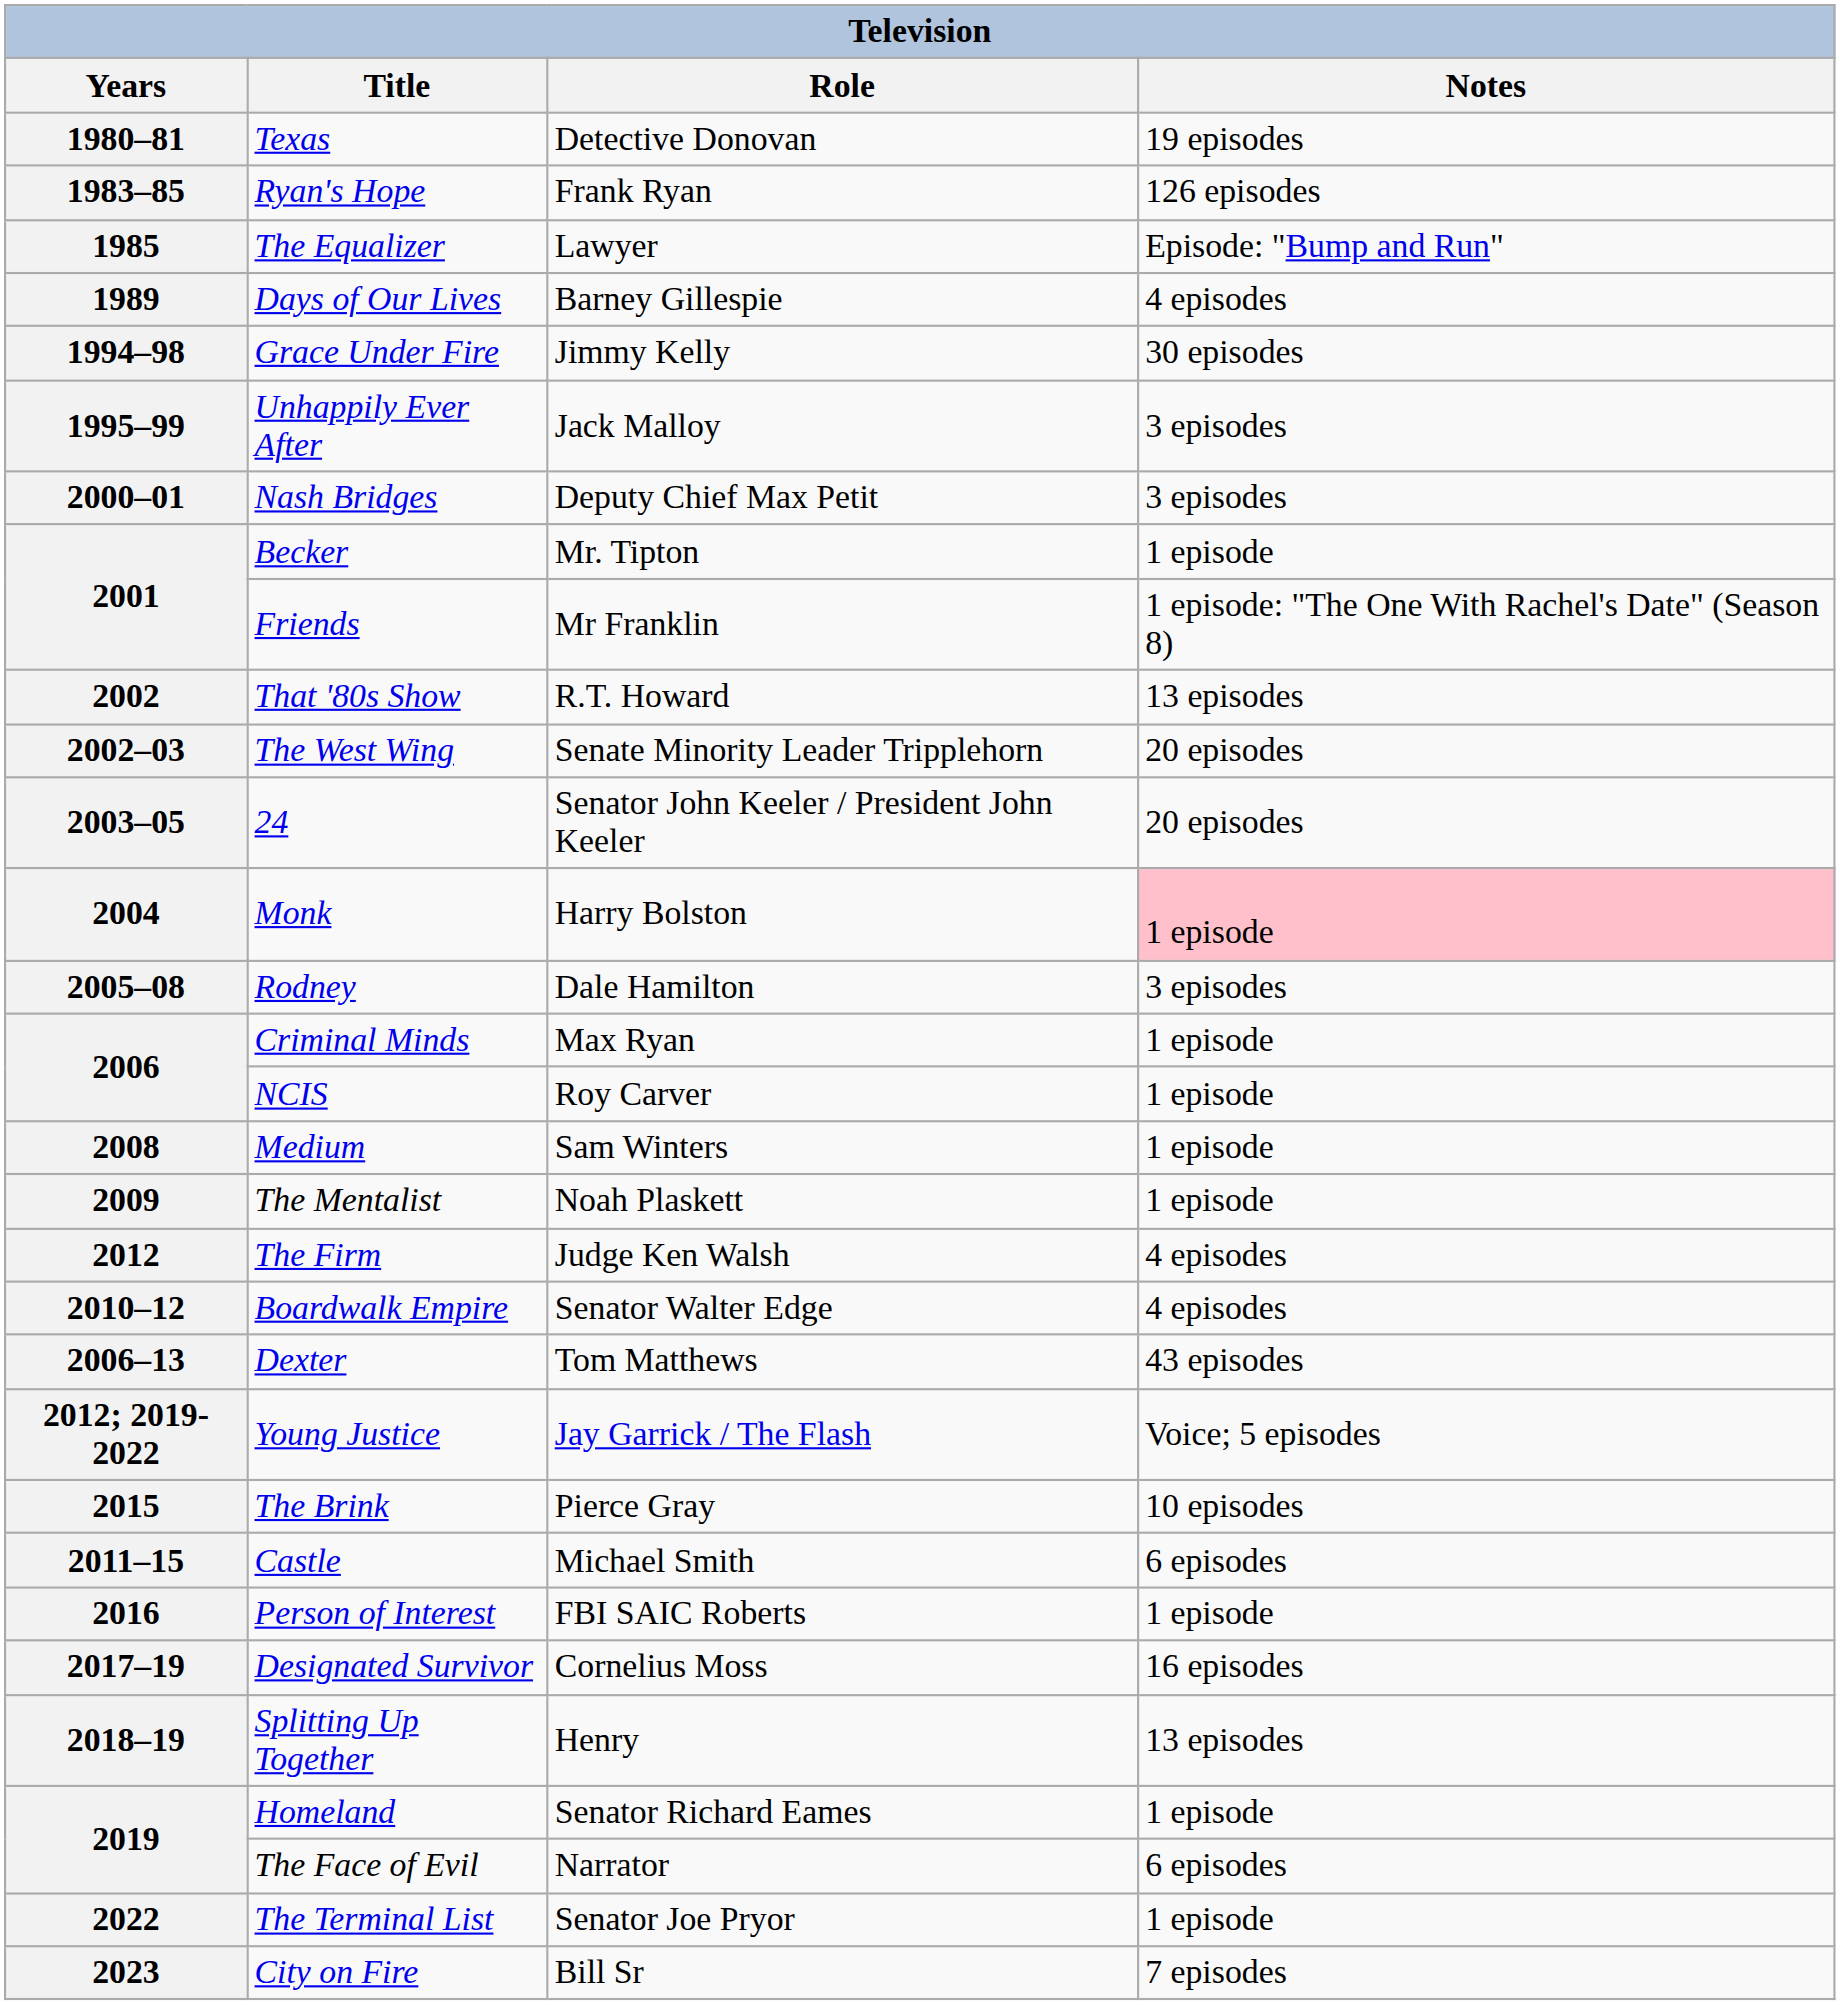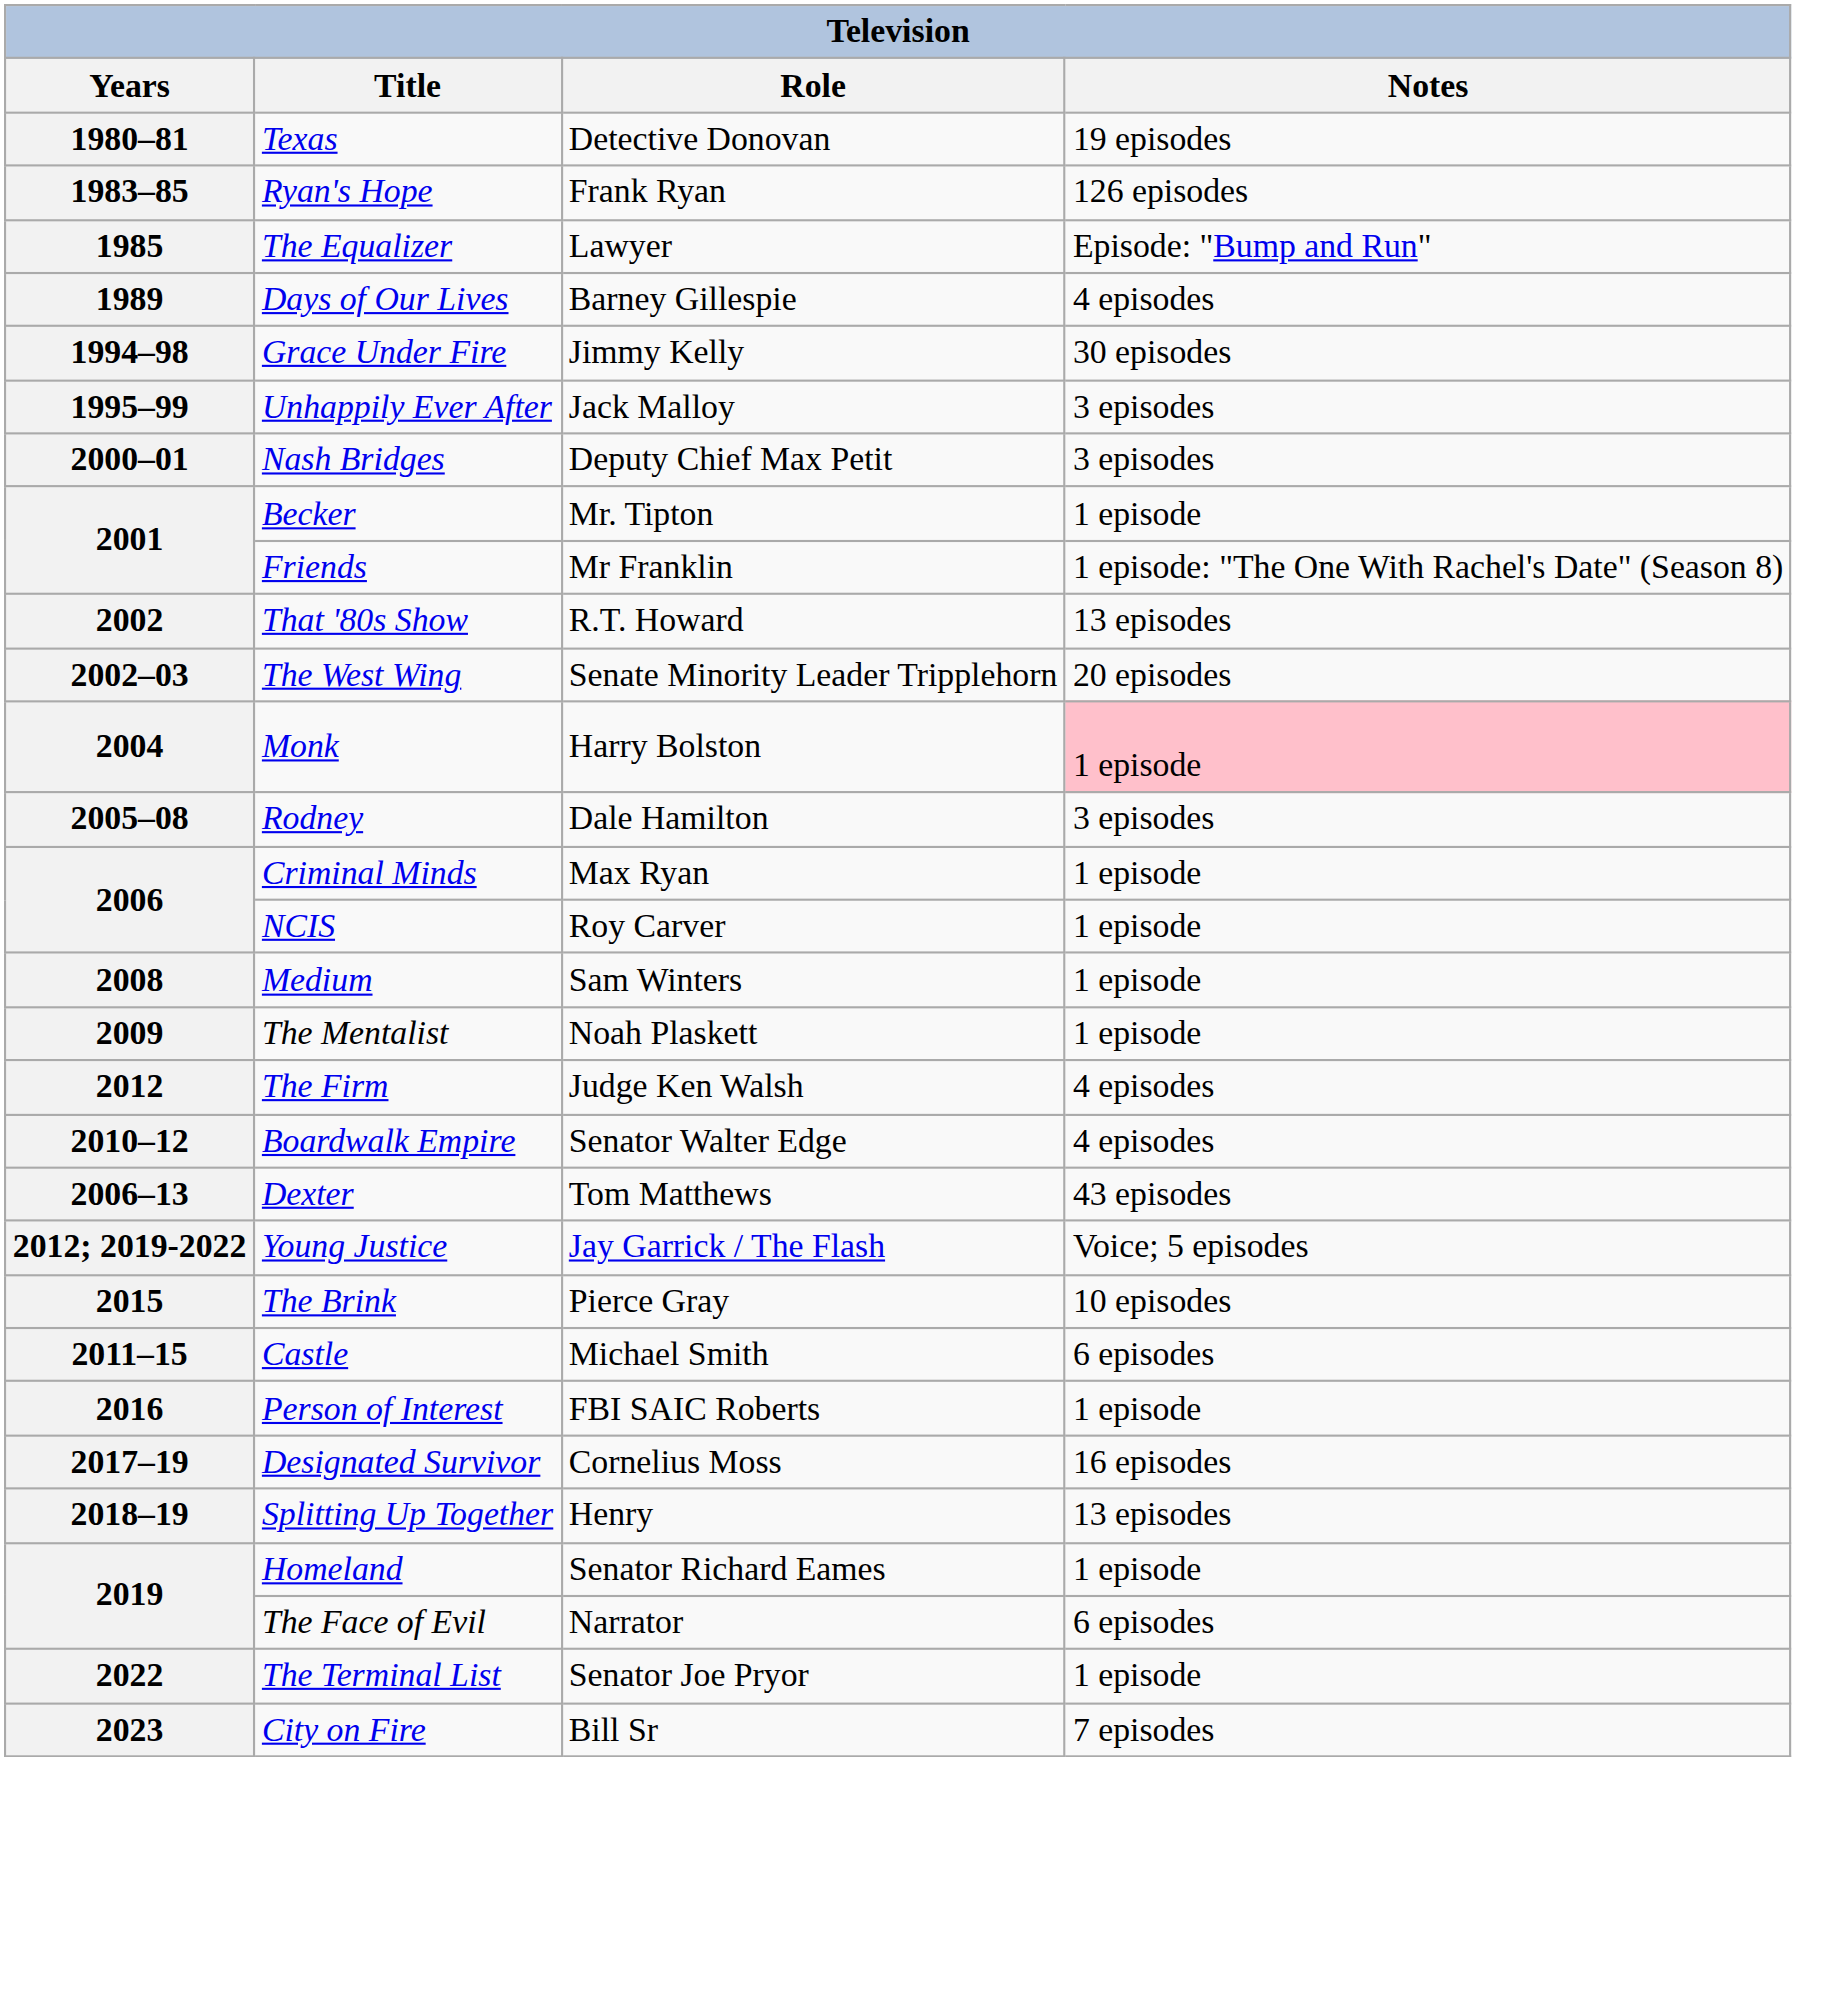- row: (126, 822)
